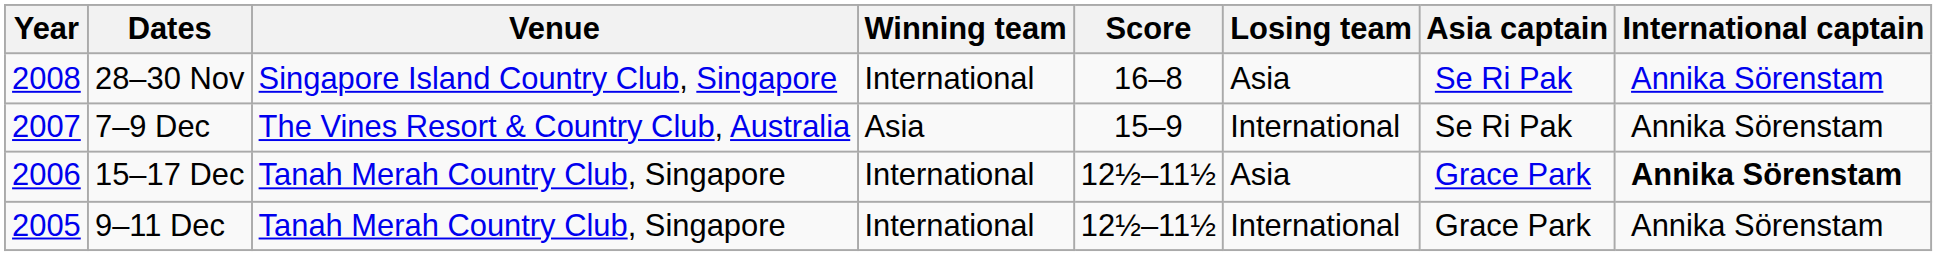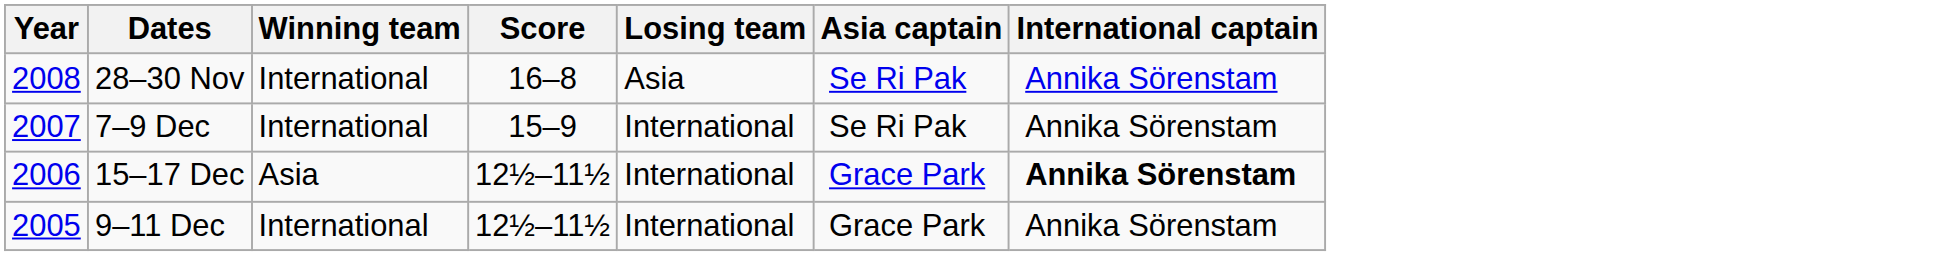- column: (554, 28)
(894, 126) Asia -> (344, 126) International
(949, 175) International -> (289, 175) Asia
(1260, 175) Asia -> (709, 175) International
